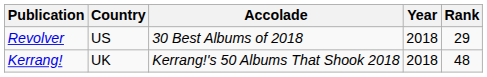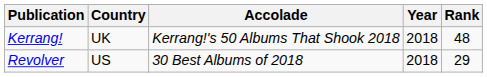rows swapped: (35, 60) <-> (36, 38)
